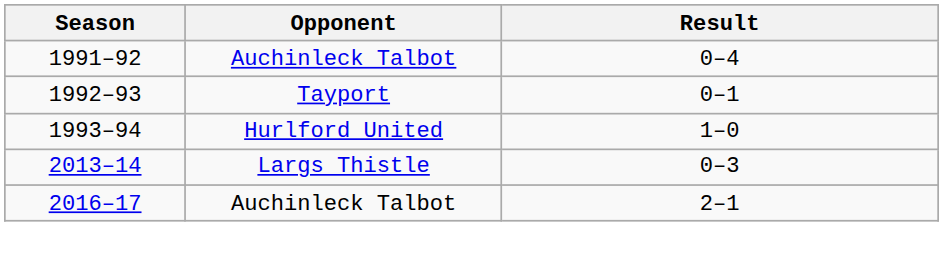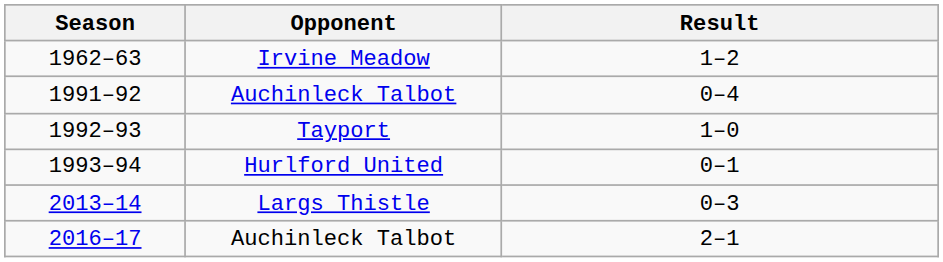+ row: (95, 59)
(720, 95) 0–1 -> (720, 131) 1–0
(720, 131) 1–0 -> (720, 167) 0–1
